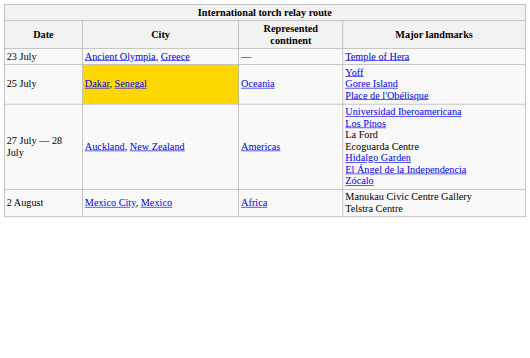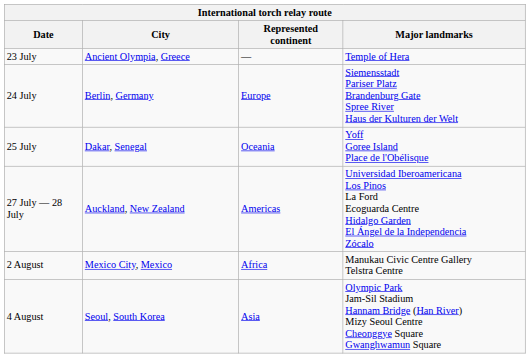+ row: (22, 95)
(116, 84) gold background -> (116, 146) no background
+ row: (25, 316)
